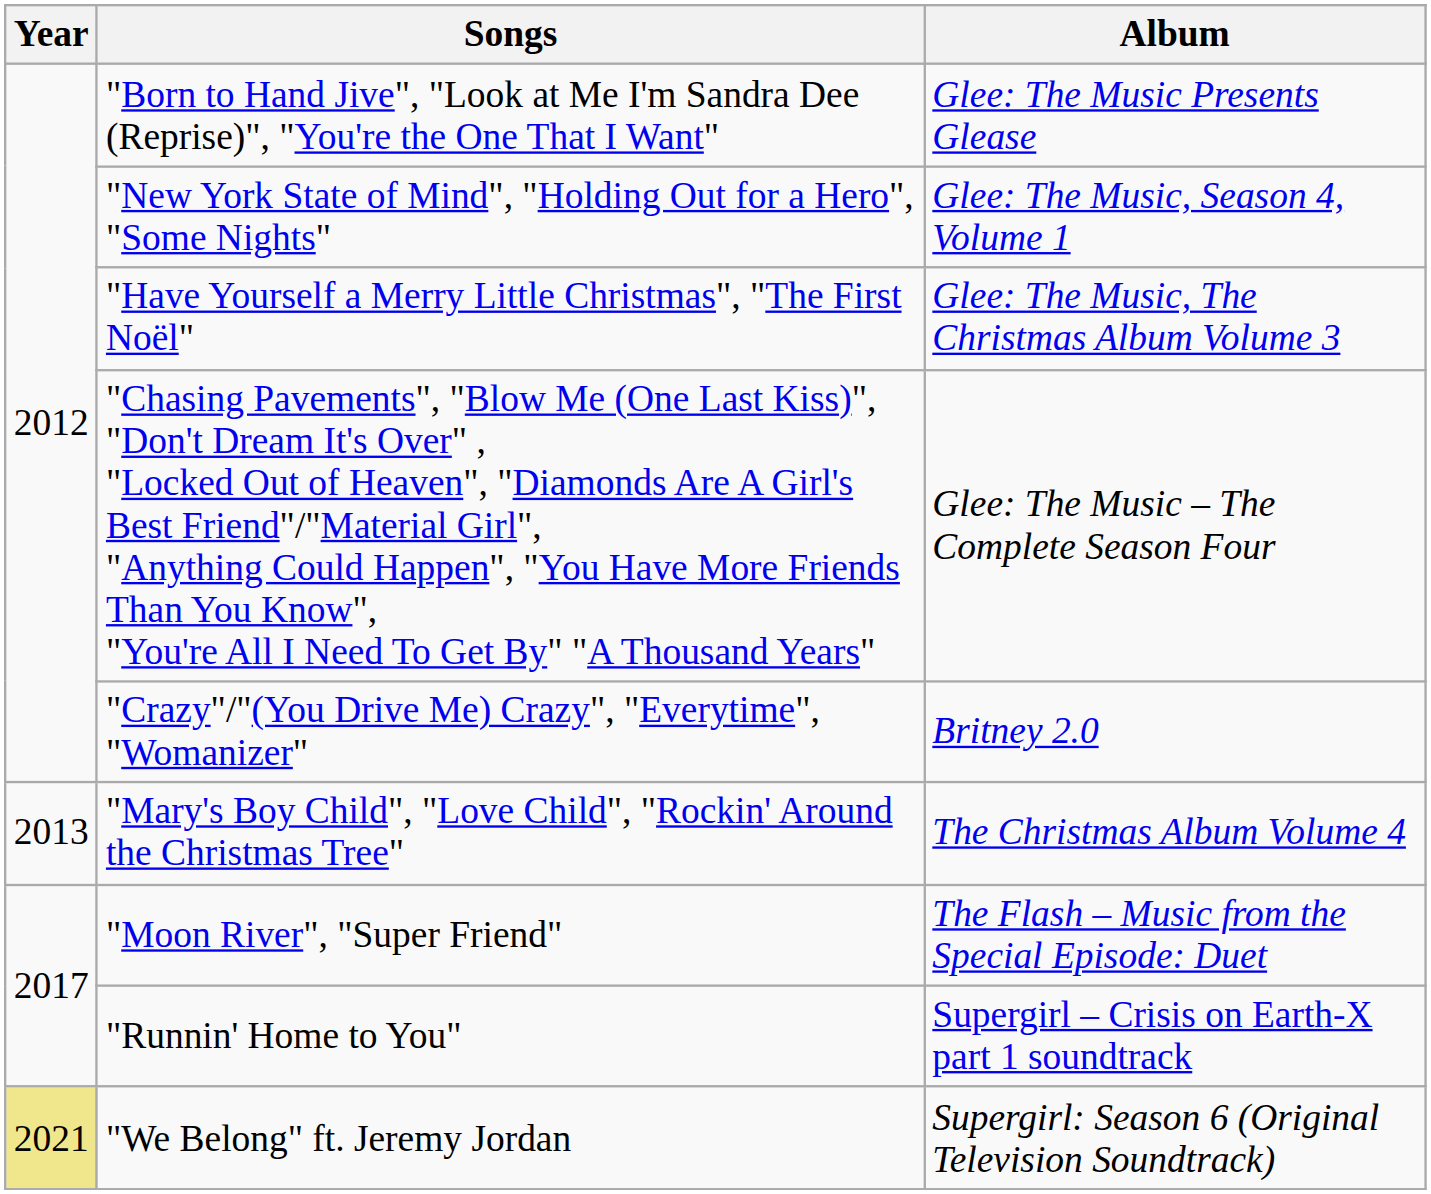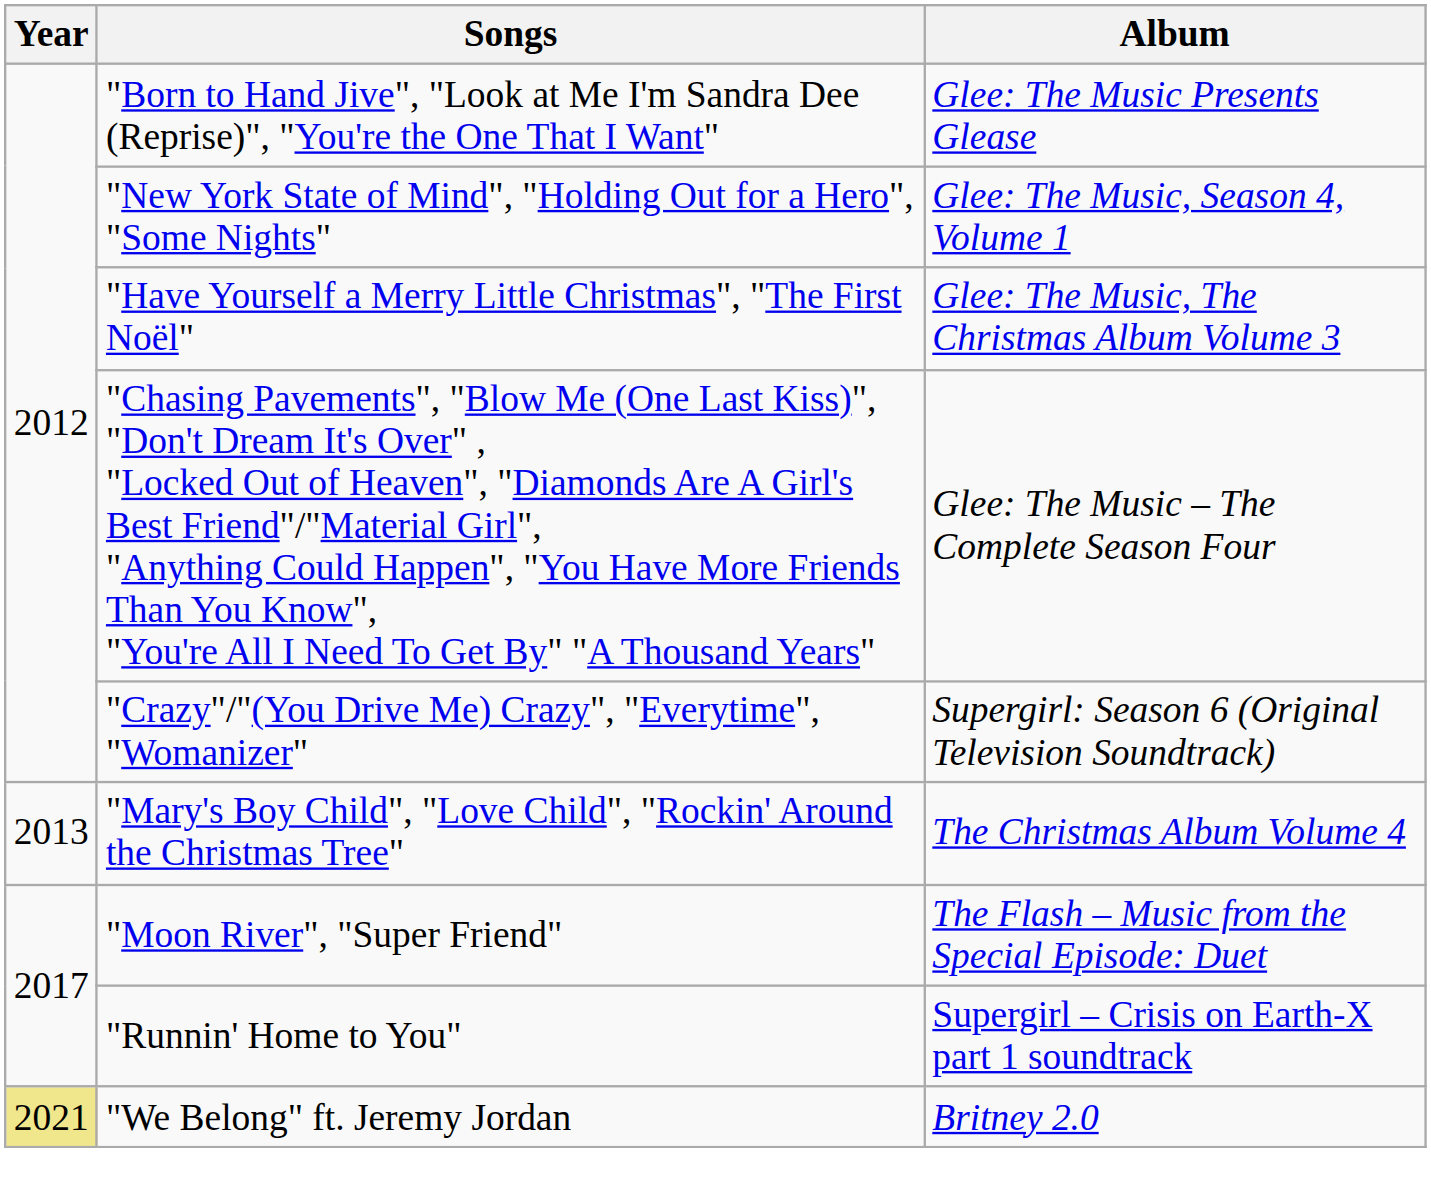(1016, 731) Britney 2.0 -> (1156, 731) Supergirl: Season 6 (Original Television Soundtrack)
(1156, 1137) Supergirl: Season 6 (Original Television Soundtrack) -> (1016, 1116) Britney 2.0
